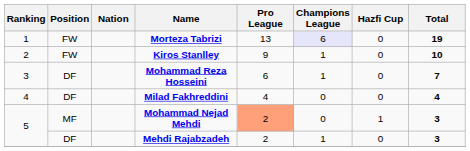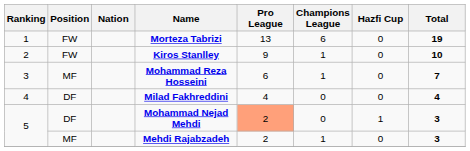(323, 39) lavender background -> (323, 39) no background
(70, 76) DF -> (70, 76) MF
(70, 118) MF -> (70, 118) DF
(70, 139) DF -> (70, 139) MF
